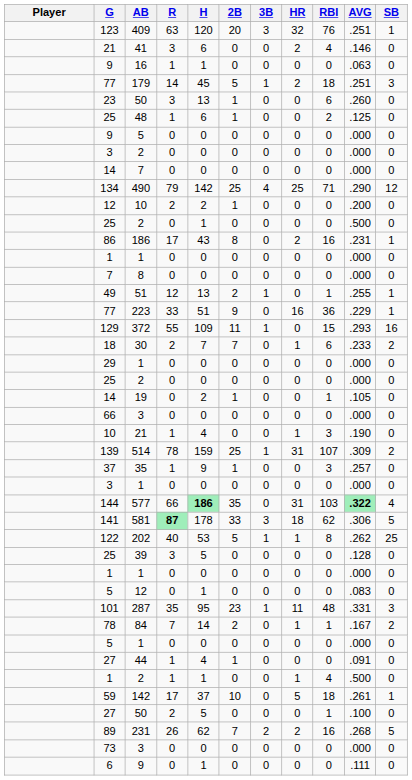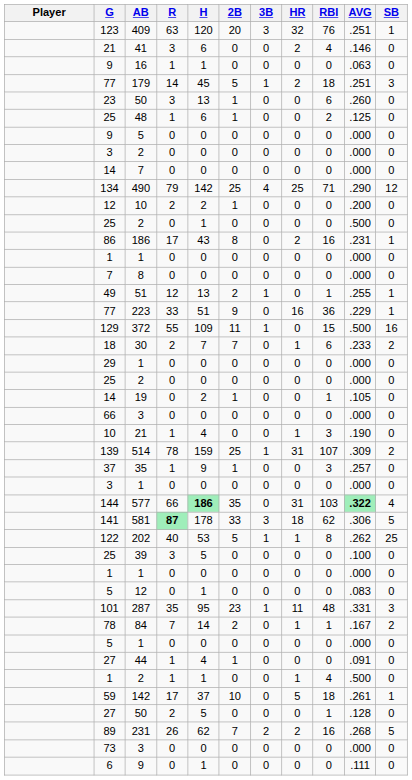(360, 328) .293 -> (360, 328) .500
(360, 556) .128 -> (360, 556) .100
(360, 713) .100 -> (360, 713) .128
